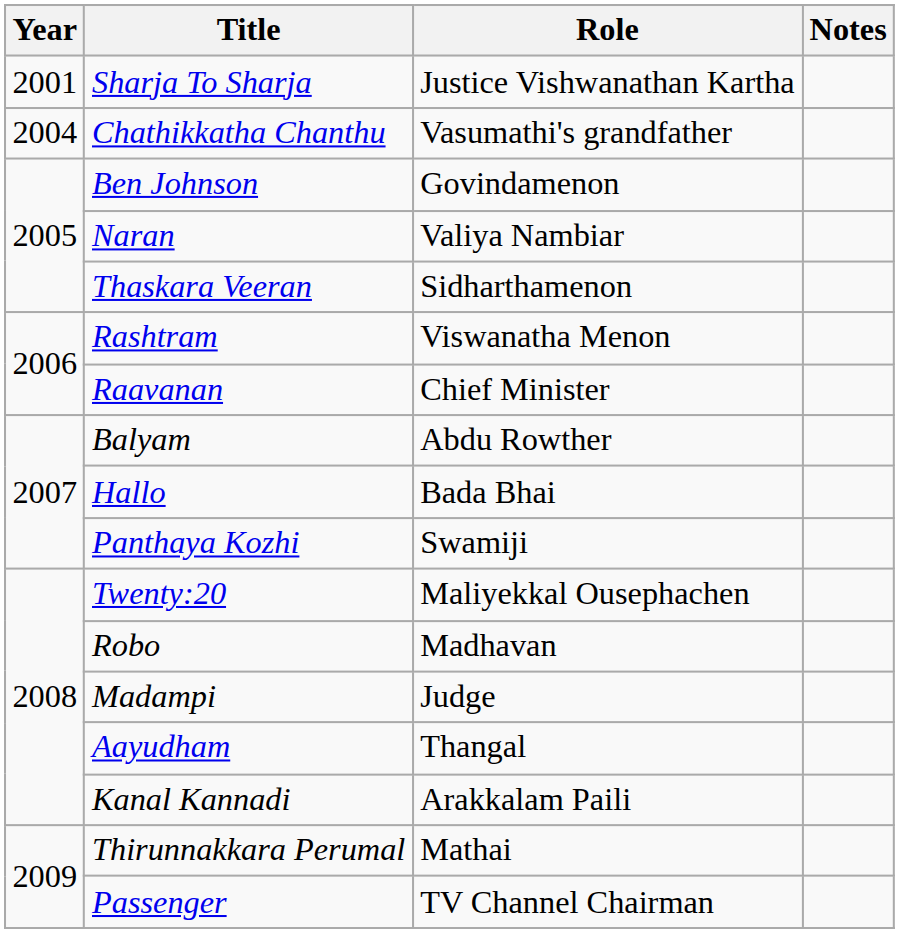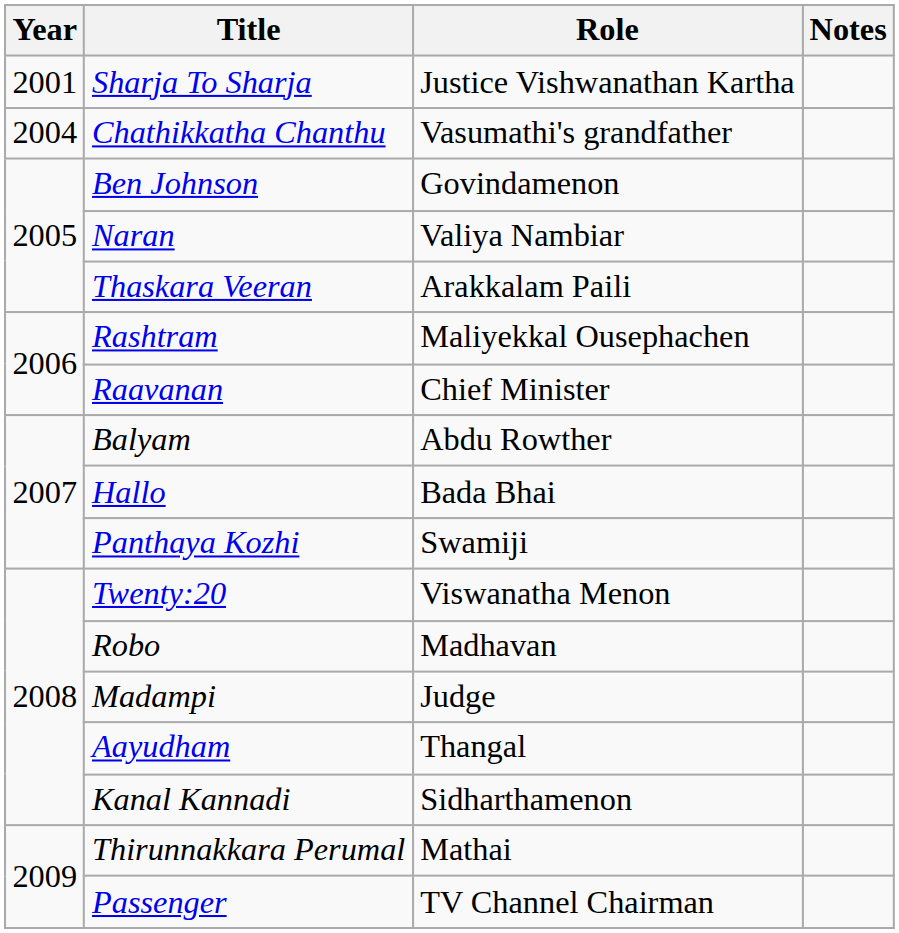(526, 286) Sidharthamenon -> (526, 286) Arakkalam Paili
(545, 337) Viswanatha Menon -> (585, 337) Maliyekkal Ousephachen
(585, 593) Maliyekkal Ousephachen -> (545, 593) Viswanatha Menon
(526, 798) Arakkalam Paili -> (526, 798) Sidharthamenon
